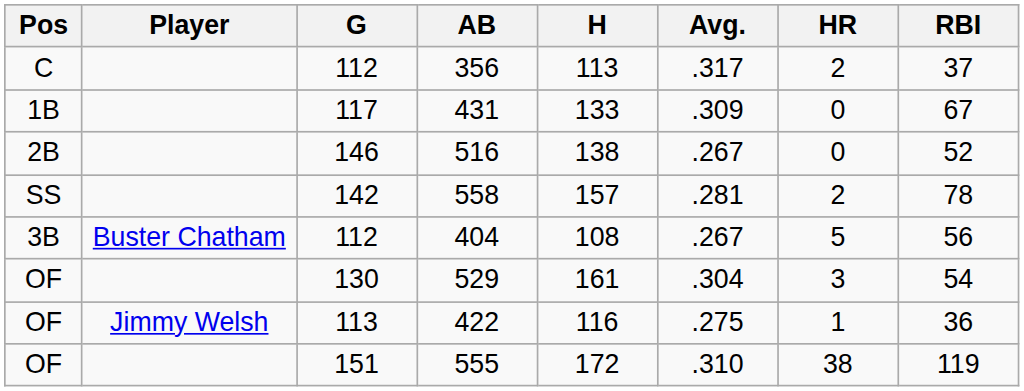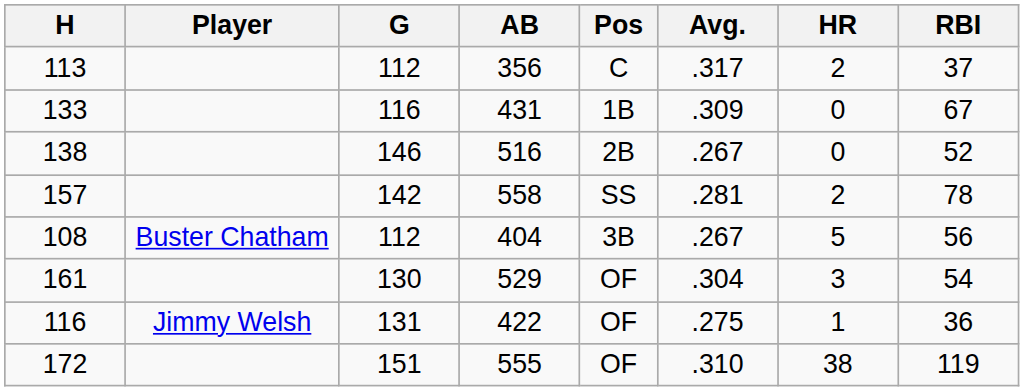columns swapped: (44, 25) <-> (597, 25)
(356, 110) 117 -> (399, 110) 116
(356, 322) 113 -> (399, 322) 131
